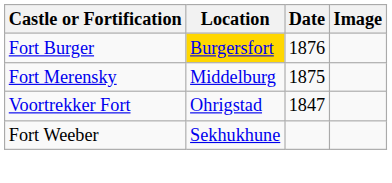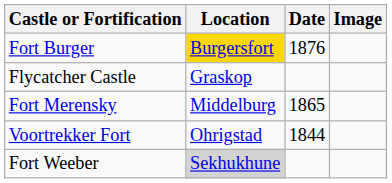+ row: (72, 76)
(307, 76) 1875 -> (307, 105) 1865
(307, 105) 1847 -> (307, 134) 1844
(235, 134) no background -> (235, 163) lightgrey background
